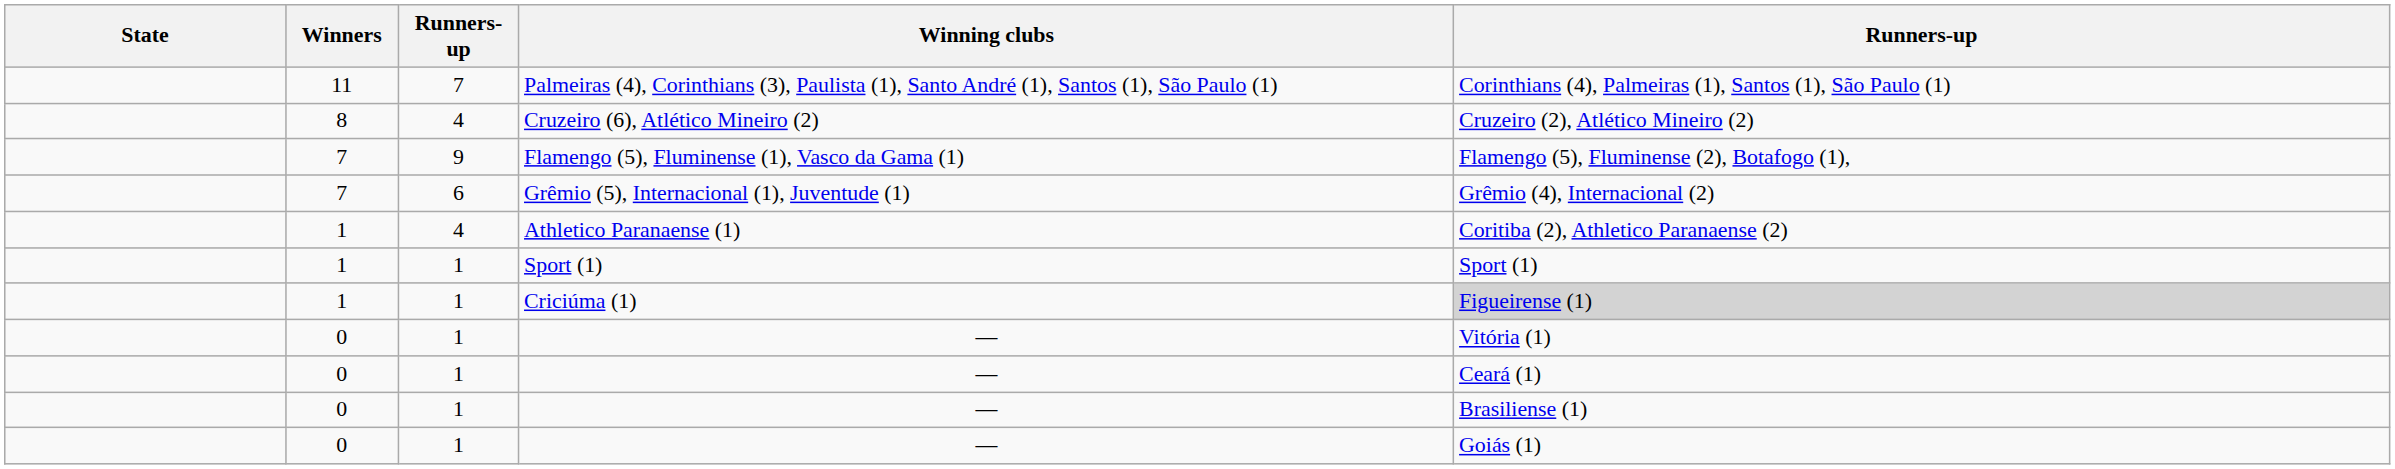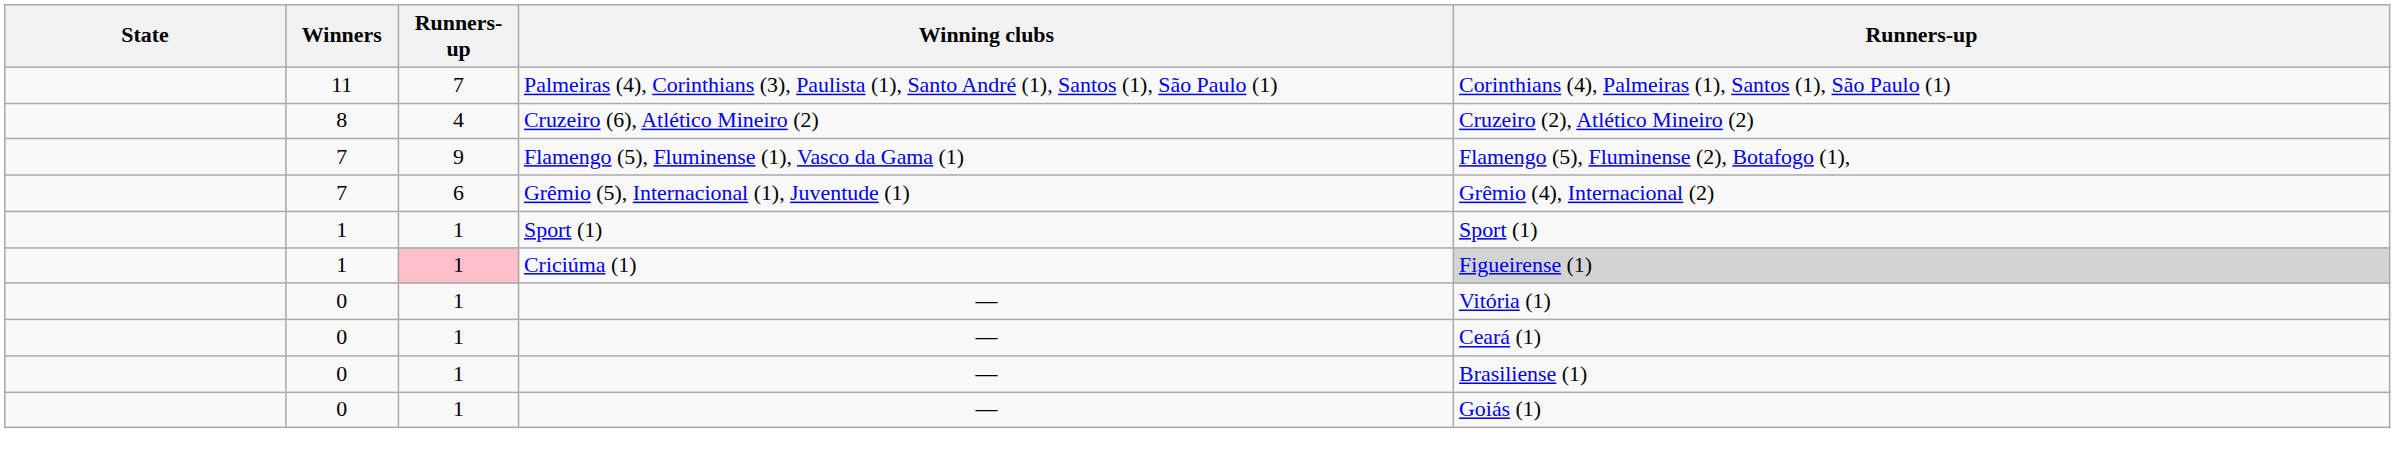- row: (342, 229)
(459, 301) no background -> (459, 265) pink background
